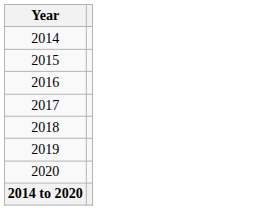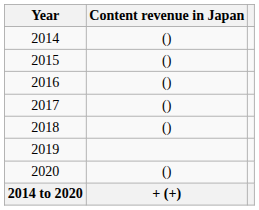+ column: (167, 15)
